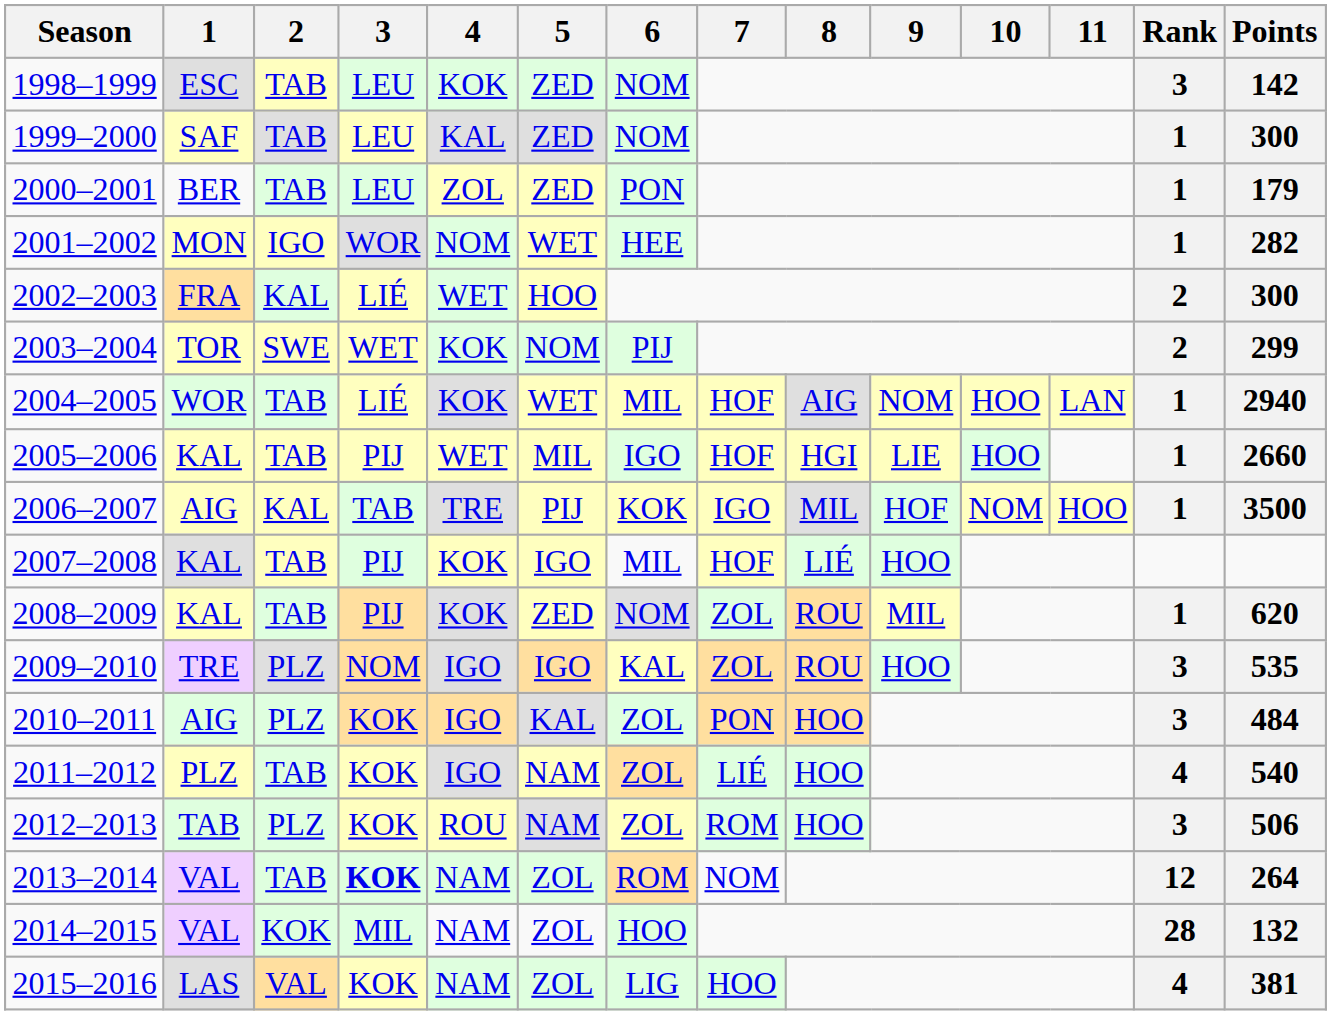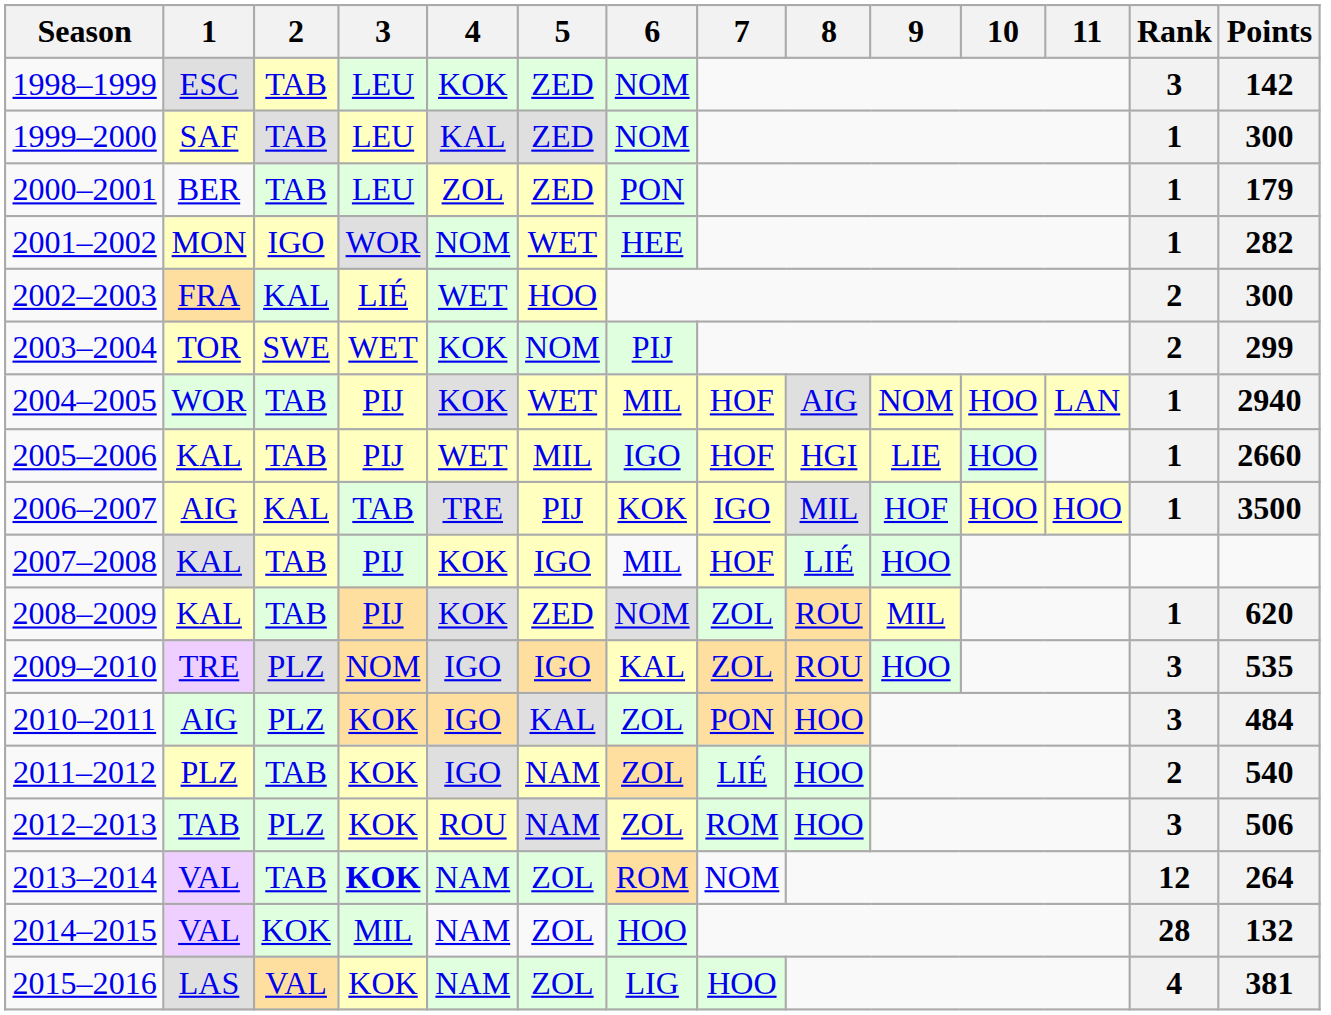(383, 401) LIÉ -> (383, 401) PIJ
(1006, 507) NOM -> (1003, 507) HOO
(1180, 771) 4 -> (1174, 771) 2
